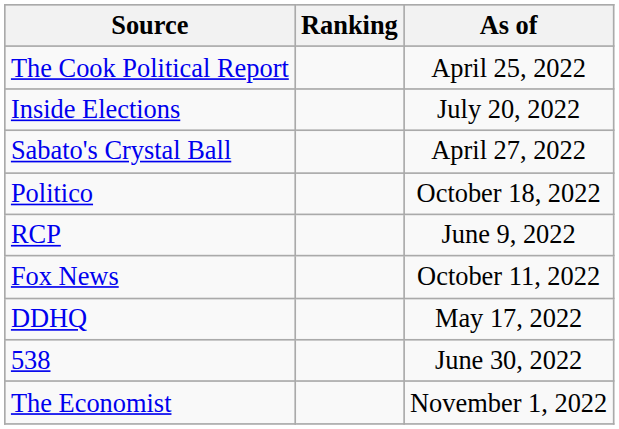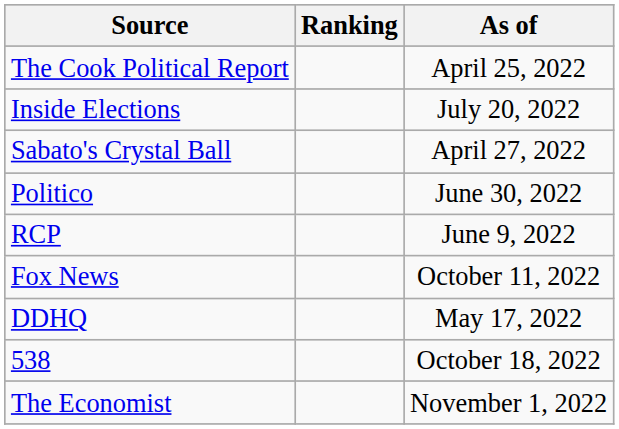(509, 192) October 18, 2022 -> (509, 192) June 30, 2022
(509, 360) June 30, 2022 -> (509, 360) October 18, 2022
